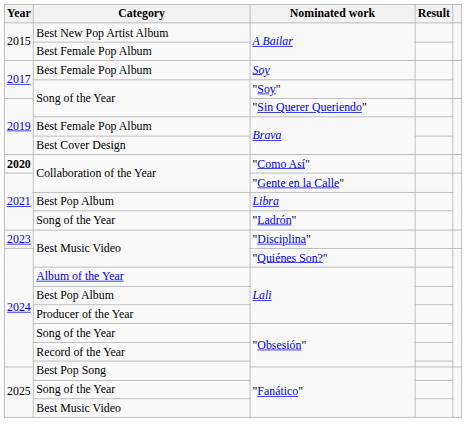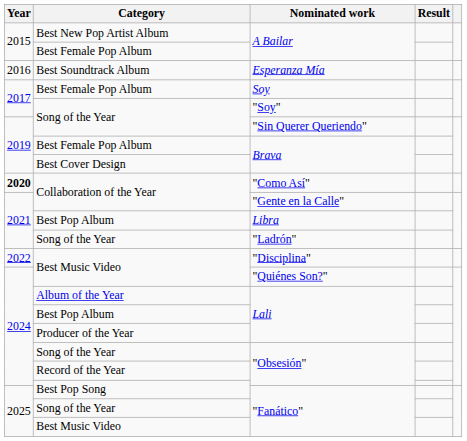+ row: (93, 70)
(19, 239) 2023 -> (19, 257) 2022
